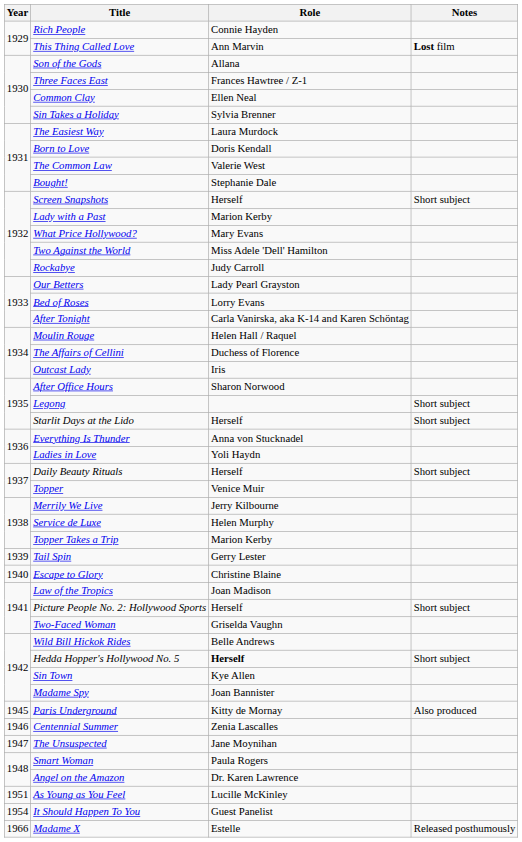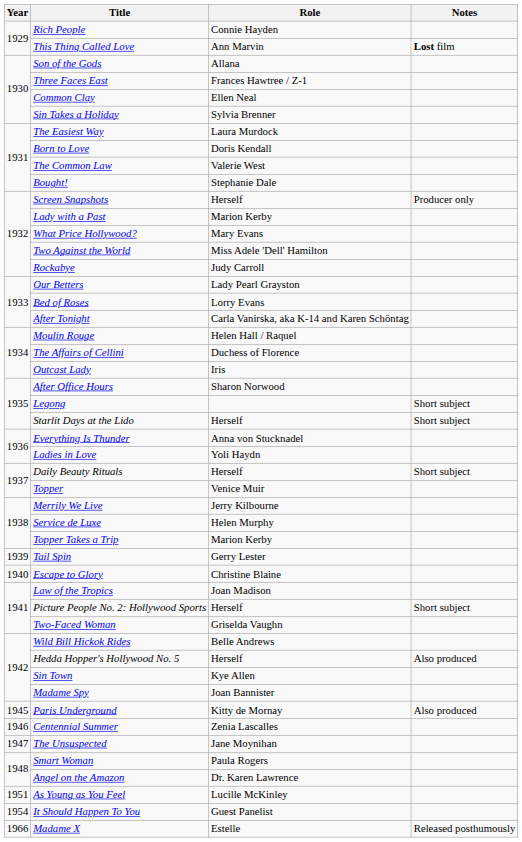(442, 200) Short subject -> (444, 200) Producer only
(228, 659) bold -> (227, 659) normal
(442, 659) Short subject -> (445, 659) Also produced
